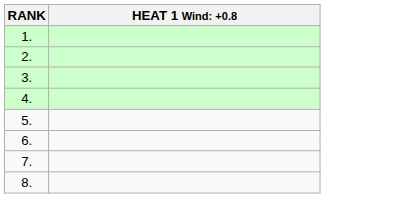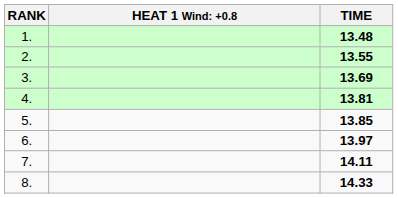+ column: (356, 15)
